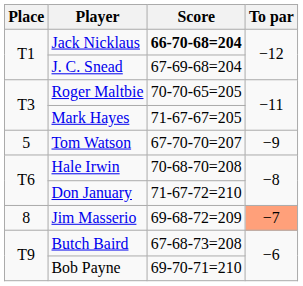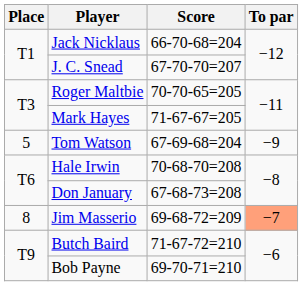(196, 42) bold -> (196, 42) normal
(196, 67) 67-69-68=204 -> (196, 67) 67-70-70=207
(196, 142) 67-70-70=207 -> (196, 142) 67-69-68=204
(196, 192) 71-67-72=210 -> (196, 192) 67-68-73=208
(196, 243) 67-68-73=208 -> (196, 243) 71-67-72=210
